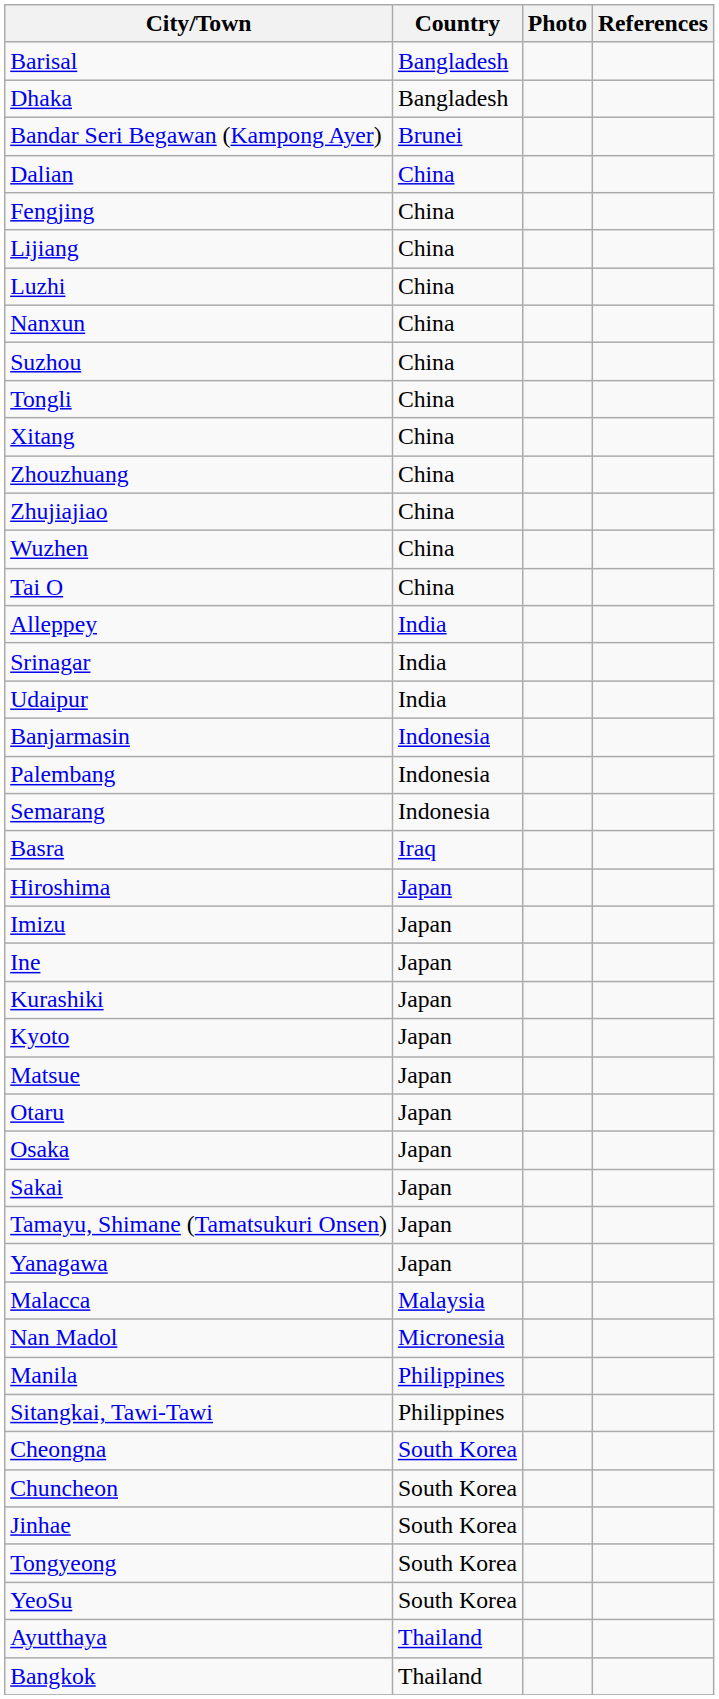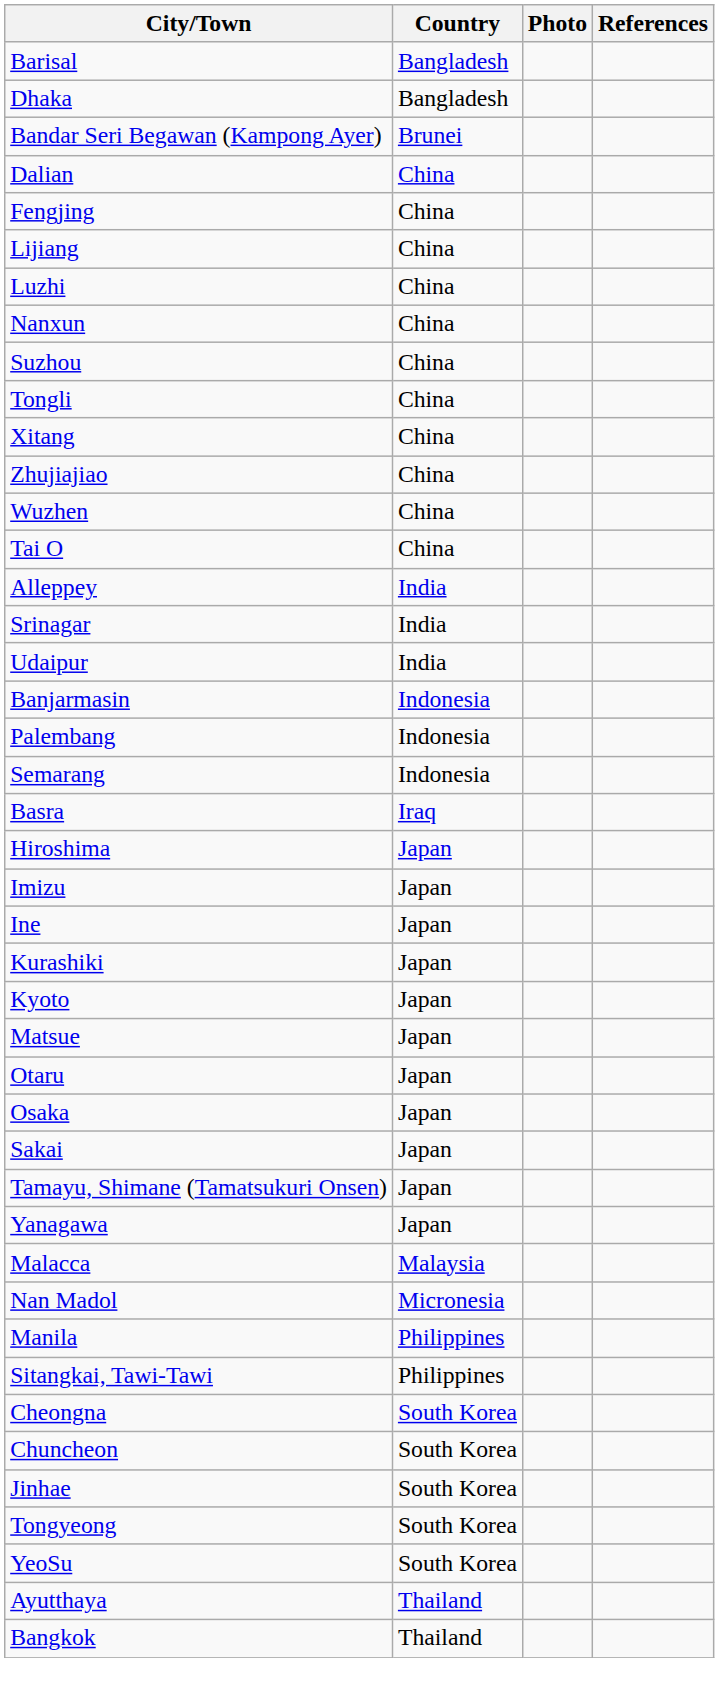- row: (69, 473)
